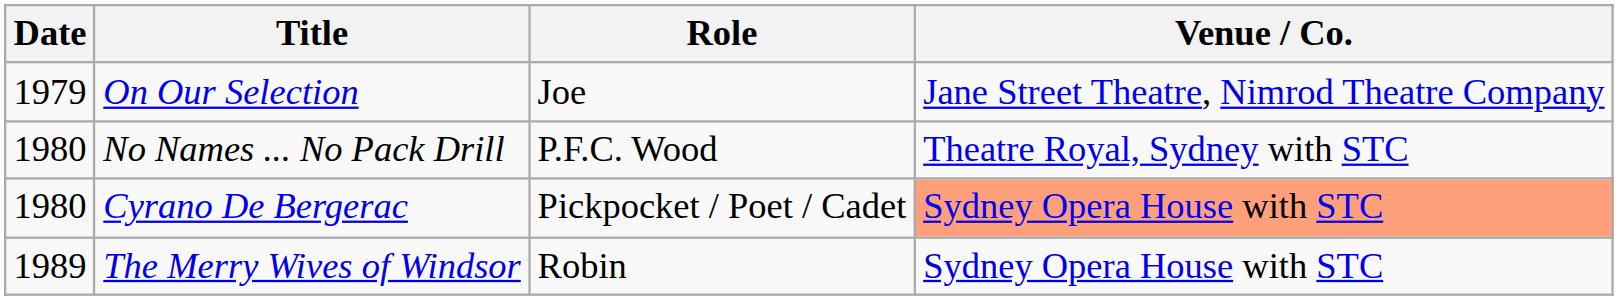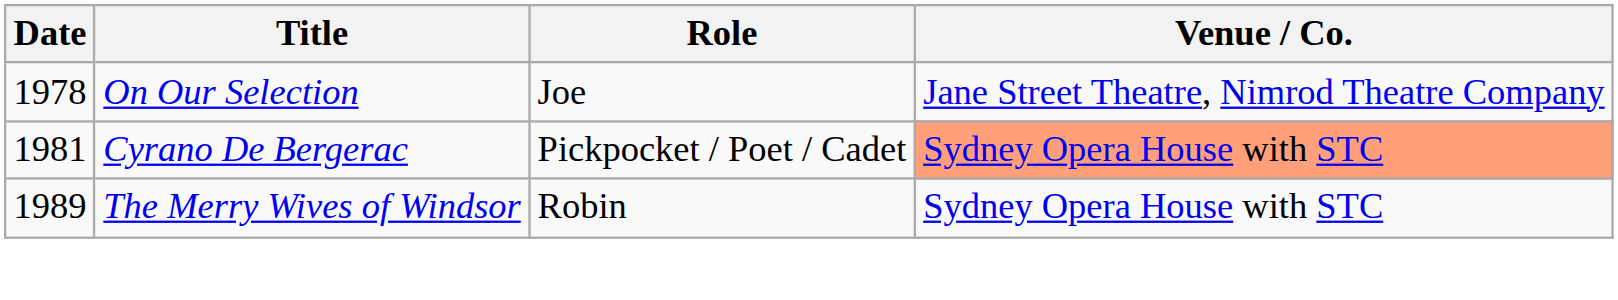(50, 91) 1979 -> (50, 91) 1978
- row: (304, 149)
(50, 206) 1980 -> (50, 149) 1981
